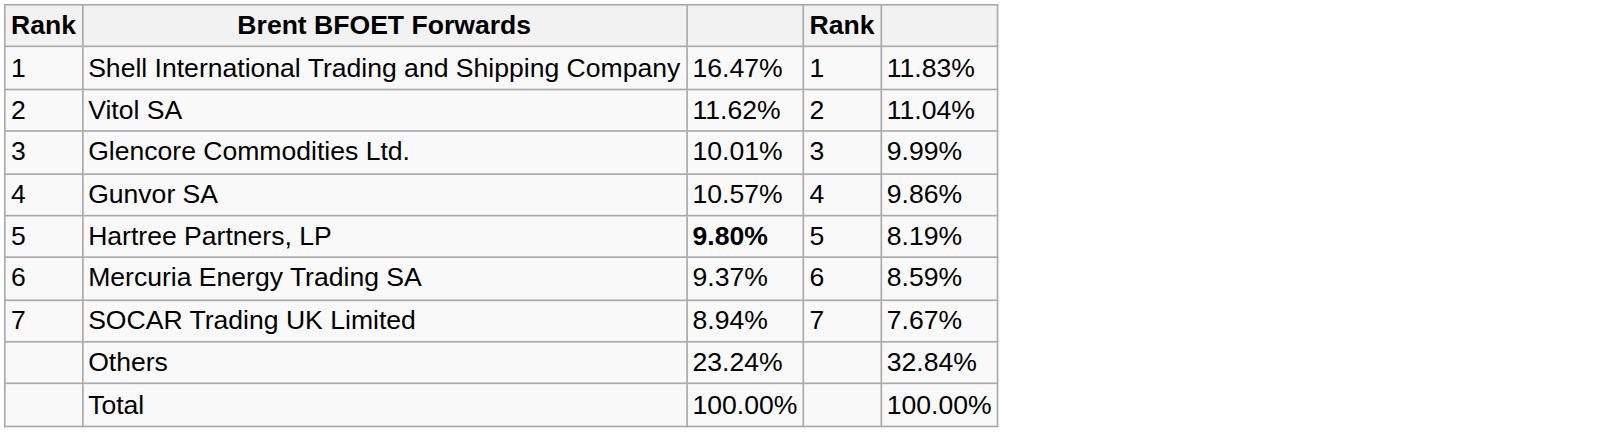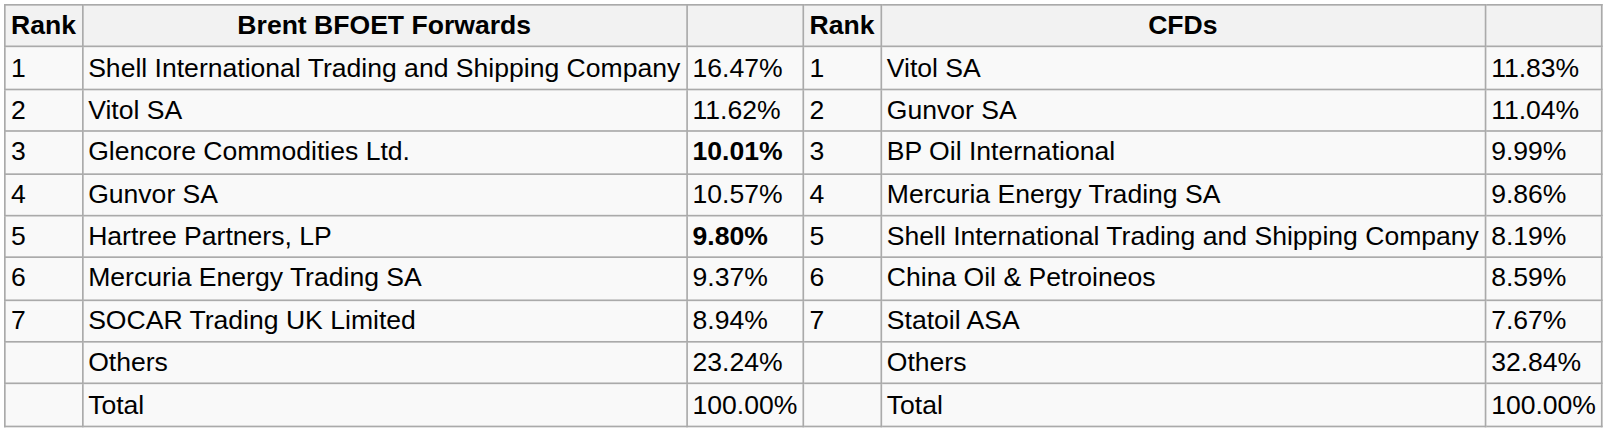+ column: (1183, 25)
(738, 151) normal -> (738, 151) bold
